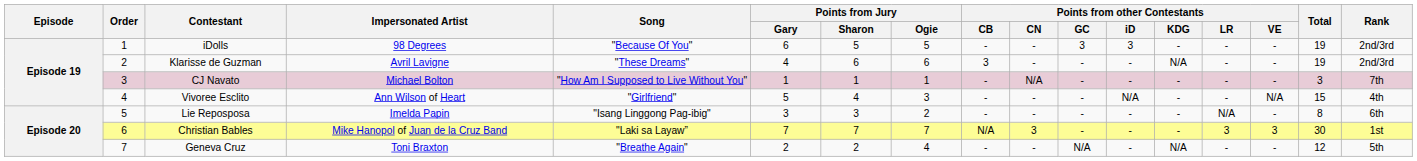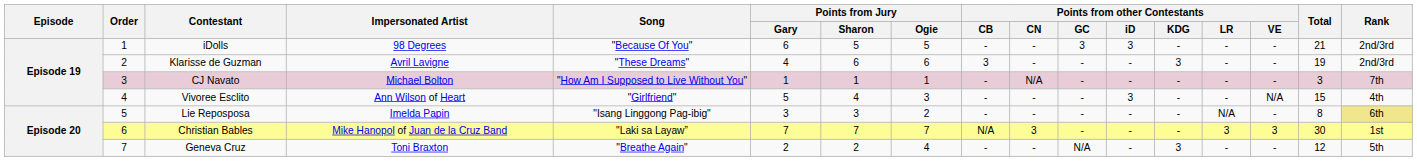(1320, 47) 19 -> (1320, 47) 21
(1178, 63) N/A -> (1178, 63) 3
(1130, 97) N/A -> (1130, 97) 3
(1377, 114) no background -> (1377, 114) khaki background
(1178, 148) N/A -> (1178, 148) 3
